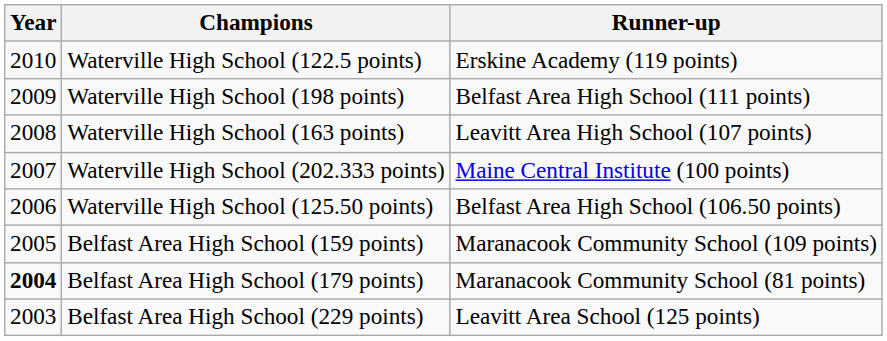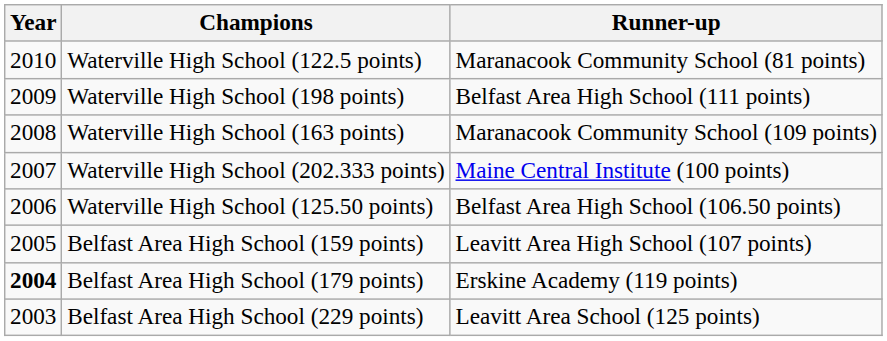(597, 59) Erskine Academy (119 points) -> (660, 59) Maranacook Community School (81 points)
(634, 133) Leavitt Area High School (107 points) -> (666, 133) Maranacook Community School (109 points)
(666, 243) Maranacook Community School (109 points) -> (634, 243) Leavitt Area High School (107 points)
(660, 280) Maranacook Community School (81 points) -> (597, 280) Erskine Academy (119 points)
